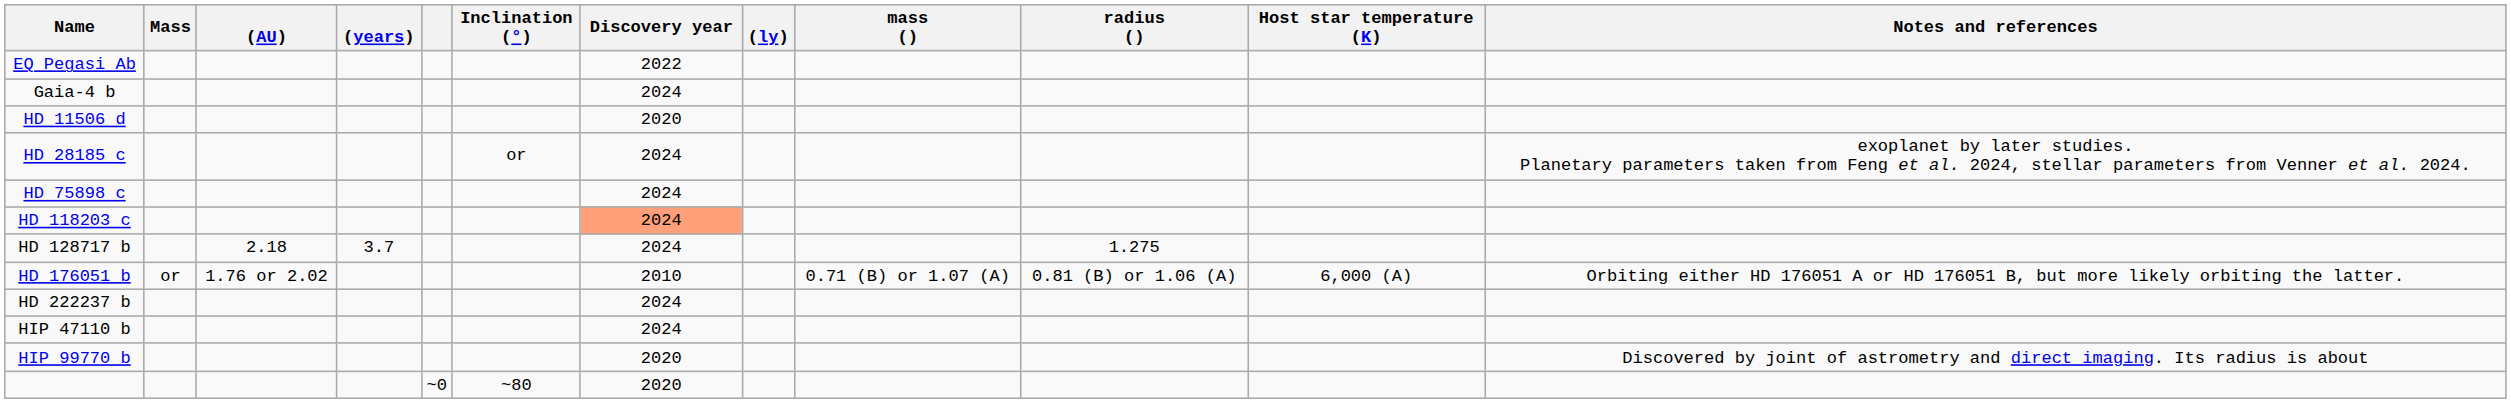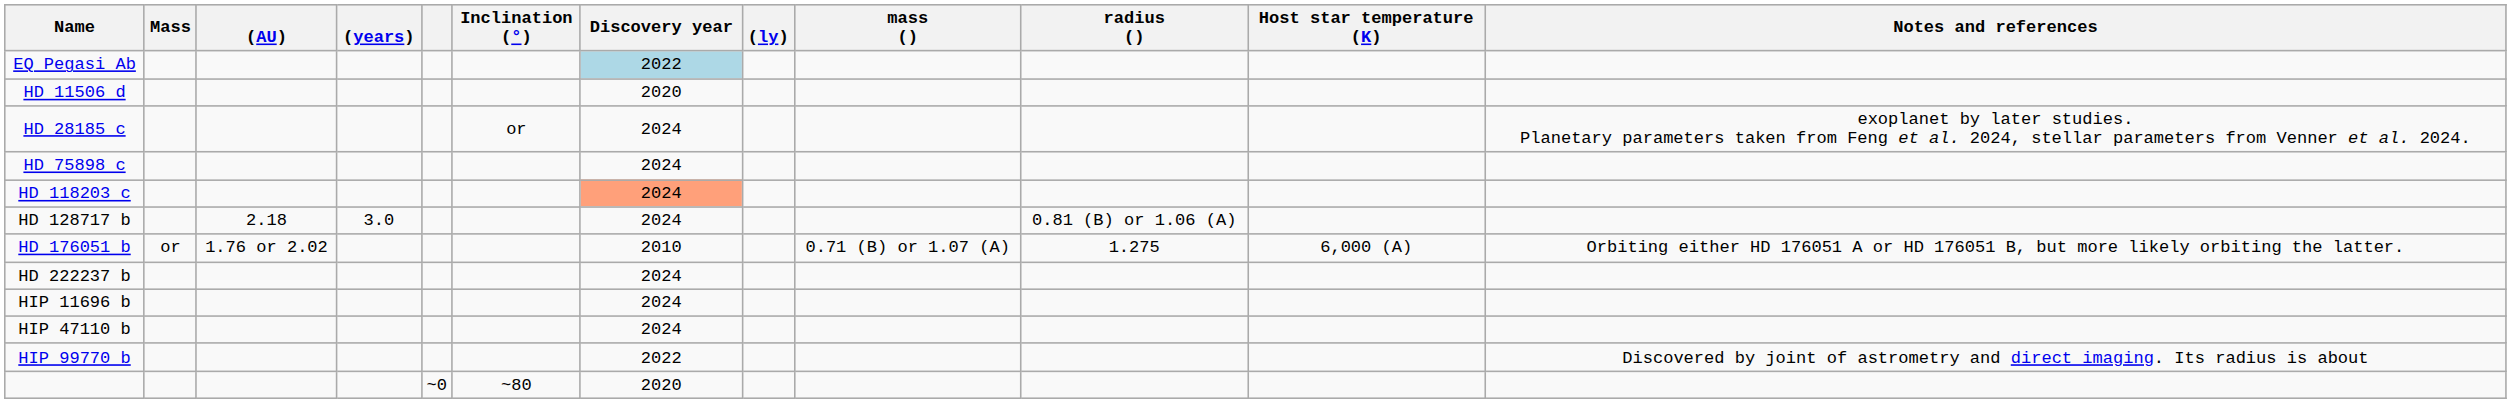(661, 65) no background -> (661, 65) lightblue background
- row: (75, 92)
(379, 248) 3.7 -> (379, 220) 3.0
(1134, 248) 1.275 -> (1134, 220) 0.81 (B) or 1.06 (A)
(1134, 275) 0.81 (B) or 1.06 (A) -> (1134, 248) 1.275
+ row: (75, 302)
(661, 357) 2020 -> (661, 357) 2022
